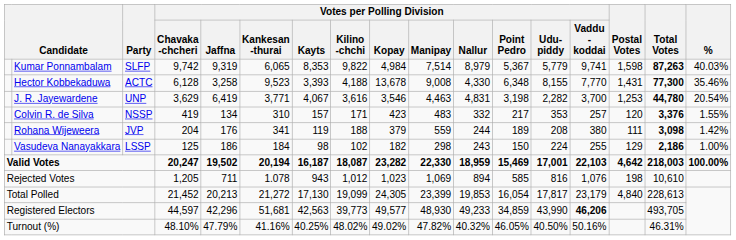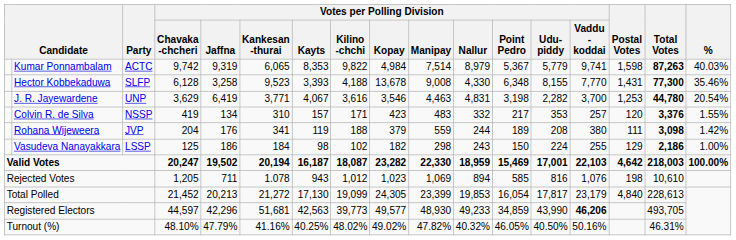(138, 67) SLFP -> (139, 67) ACTC
(139, 83) ACTC -> (138, 83) SLFP
